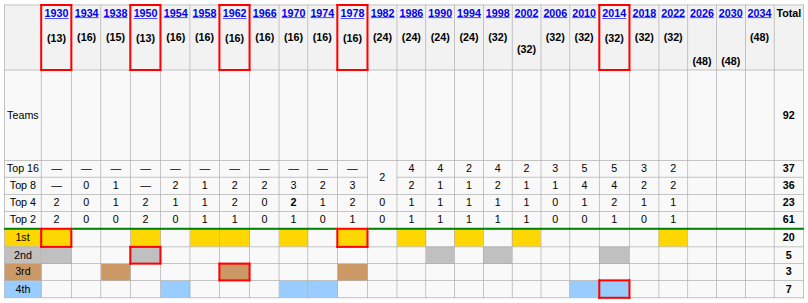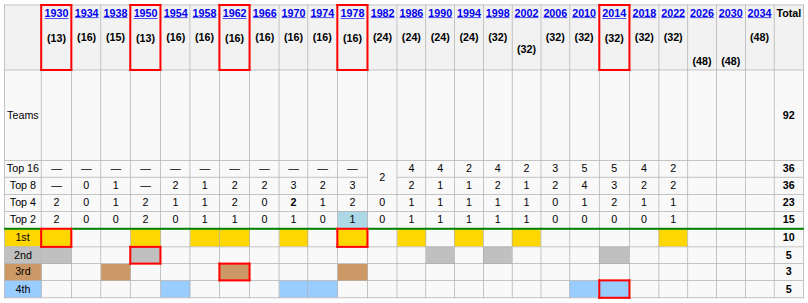(644, 168) 3 -> (644, 168) 4
(789, 168) 37 -> (789, 168) 36
(555, 185) 1 -> (555, 185) 2
(614, 185) 4 -> (614, 185) 3
(352, 219) no background -> (352, 219) lightblue background
(614, 219) 1 -> (614, 219) 0
(789, 219) 61 -> (789, 219) 15
(789, 238) 20 -> (789, 238) 10
(789, 289) 7 -> (789, 289) 5
